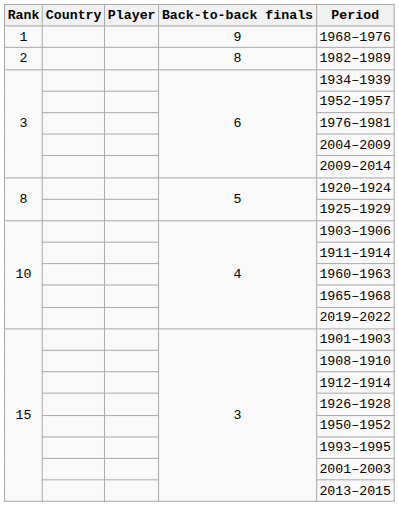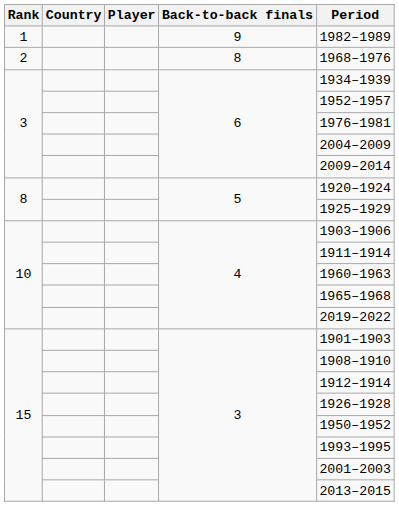(355, 37) 1968–1976 -> (355, 37) 1982–1989
(355, 59) 1982–1989 -> (355, 59) 1968–1976
